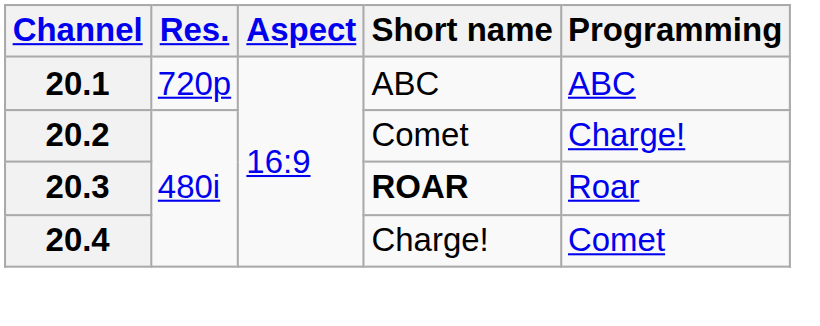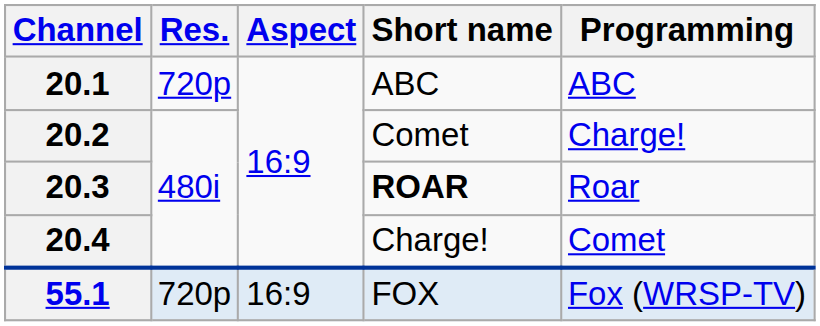+ row: (78, 294)
